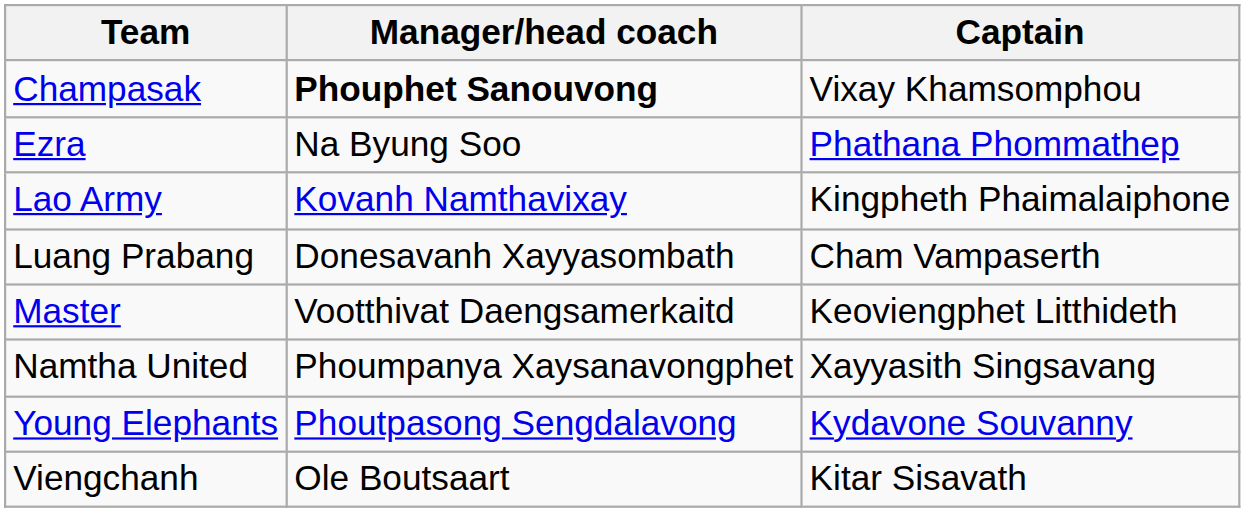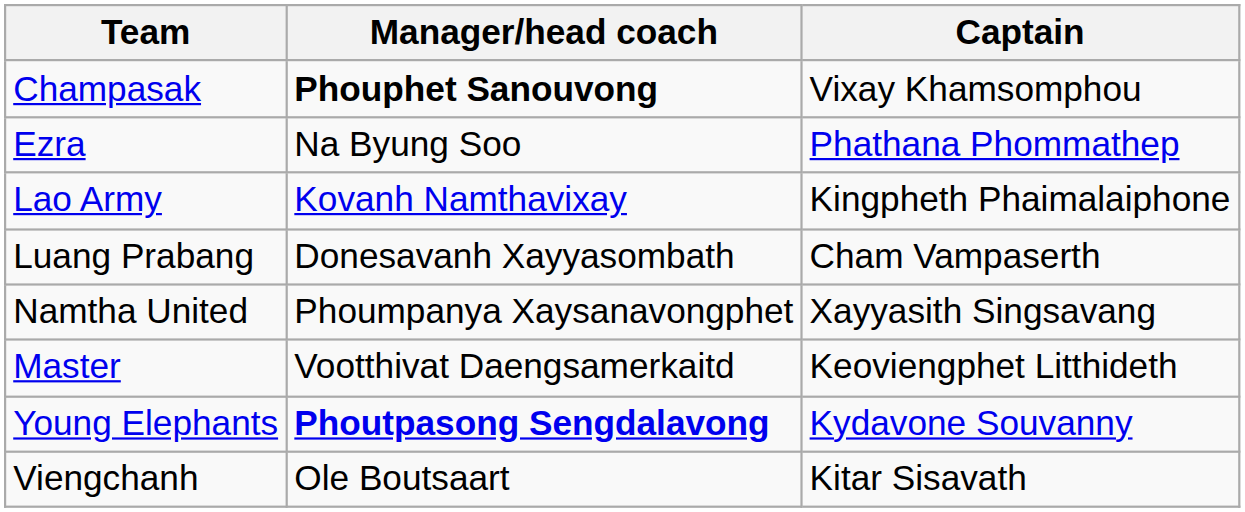rows swapped: (67, 311) <-> (131, 367)
(516, 423) normal -> (532, 423) bold
